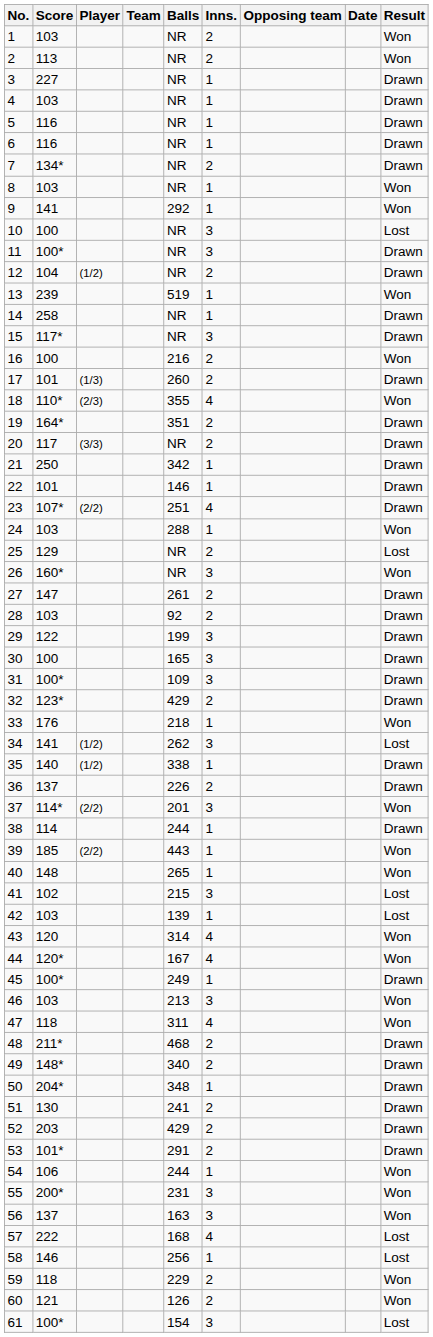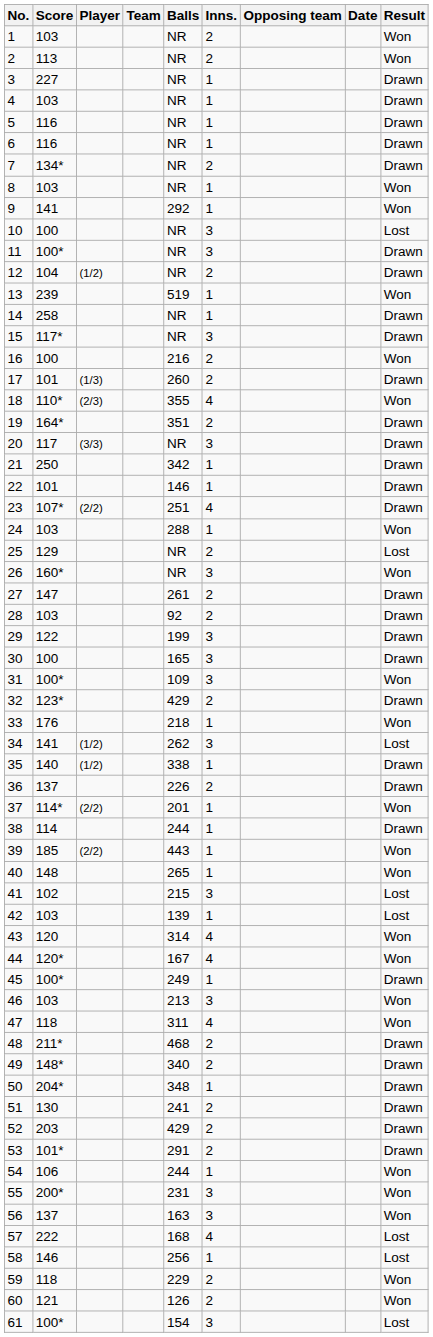(209, 444) 2 -> (209, 444) 3
(403, 679) Drawn -> (397, 679) Won
(209, 808) 3 -> (209, 808) 1
